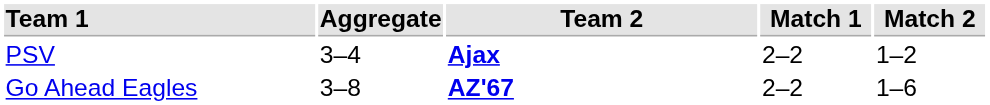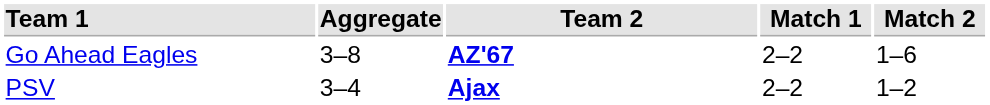rows swapped: (102, 88) <-> (30, 54)
